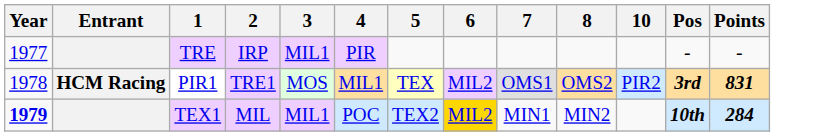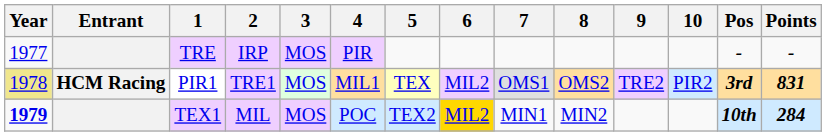+ column: (641, 20)
(307, 52) MIL1 -> (306, 52) MOS
(28, 83) no background -> (28, 83) khaki background
(307, 115) MIL1 -> (306, 115) MOS
